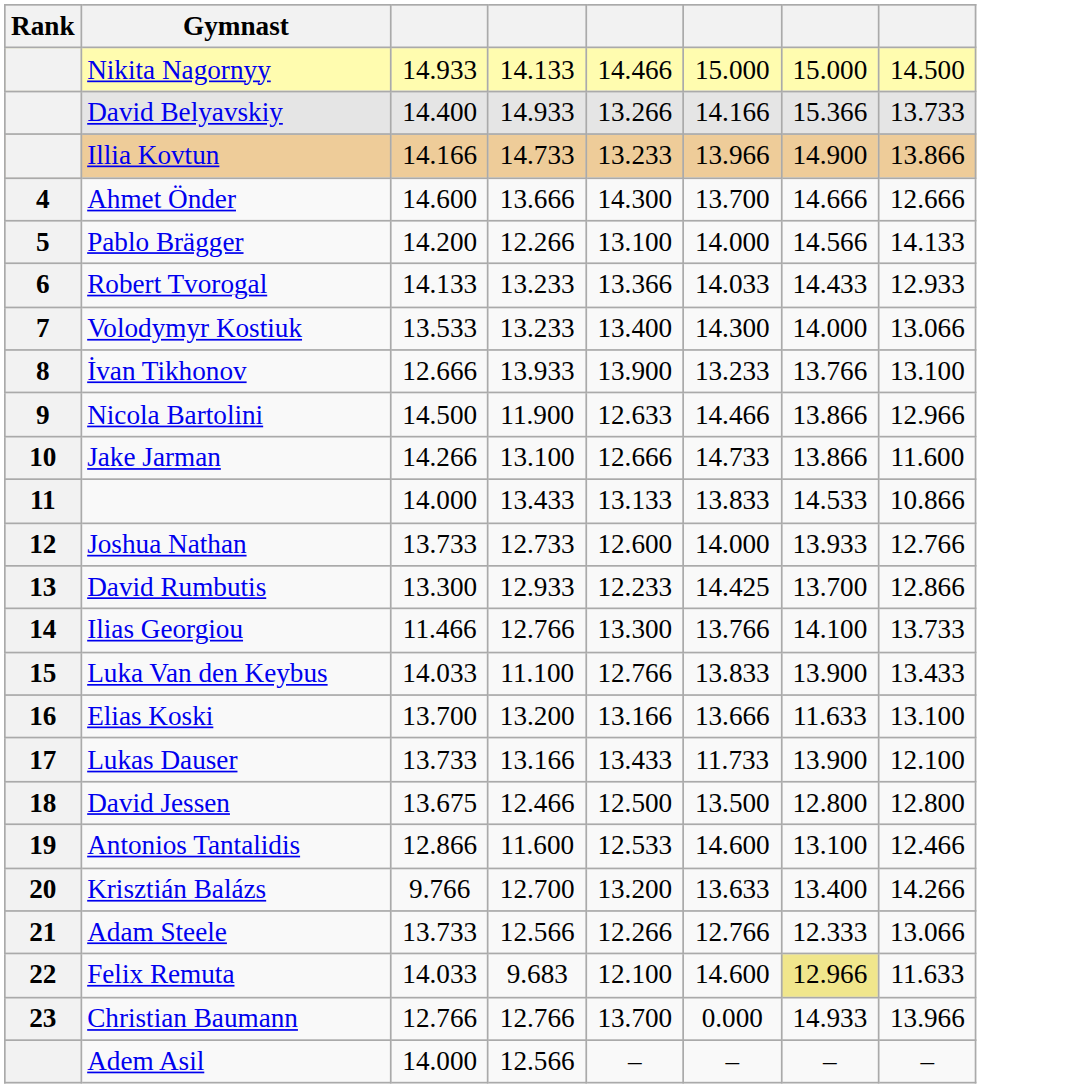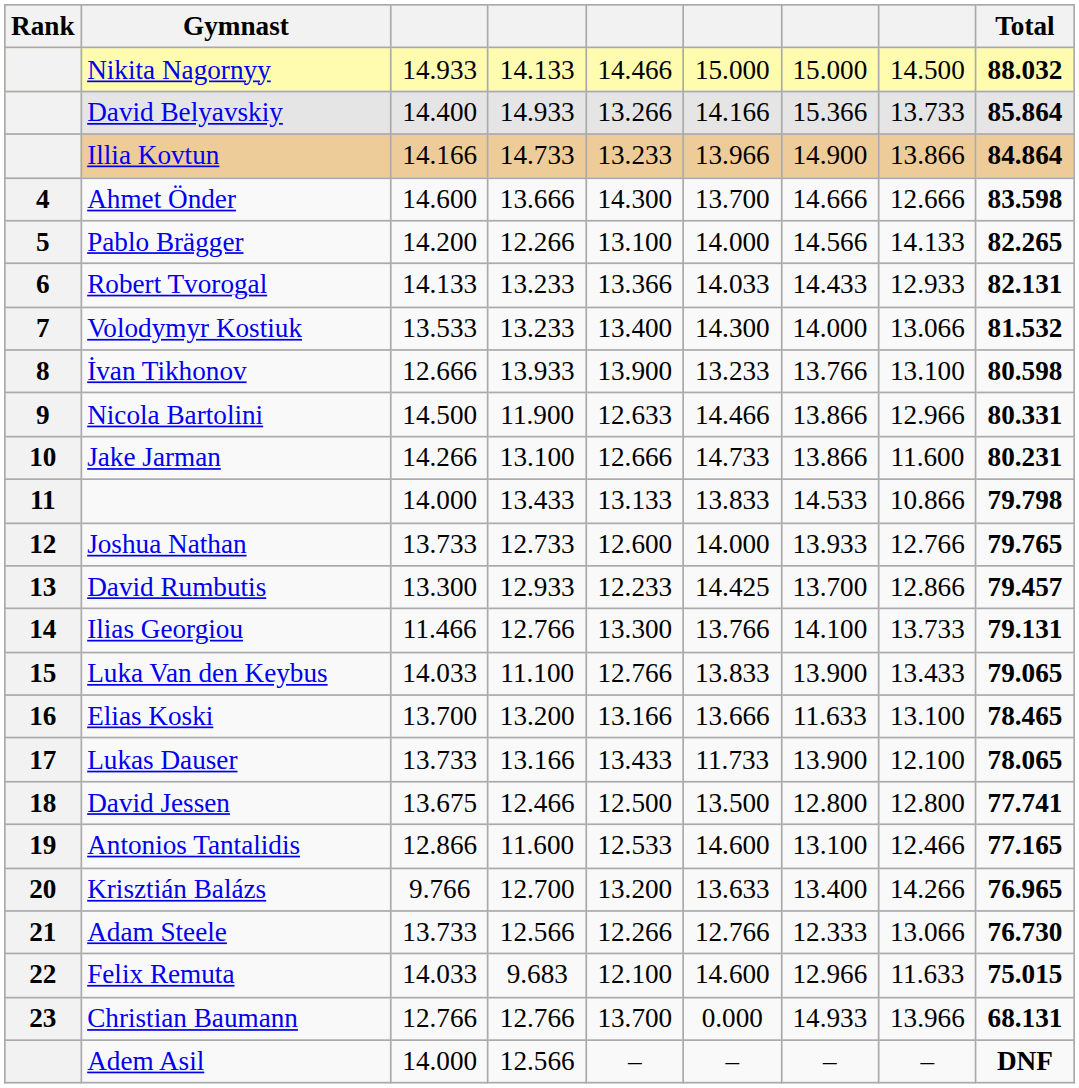+ column: (1025, 26)
(830, 975) khaki background -> (830, 975) no background
